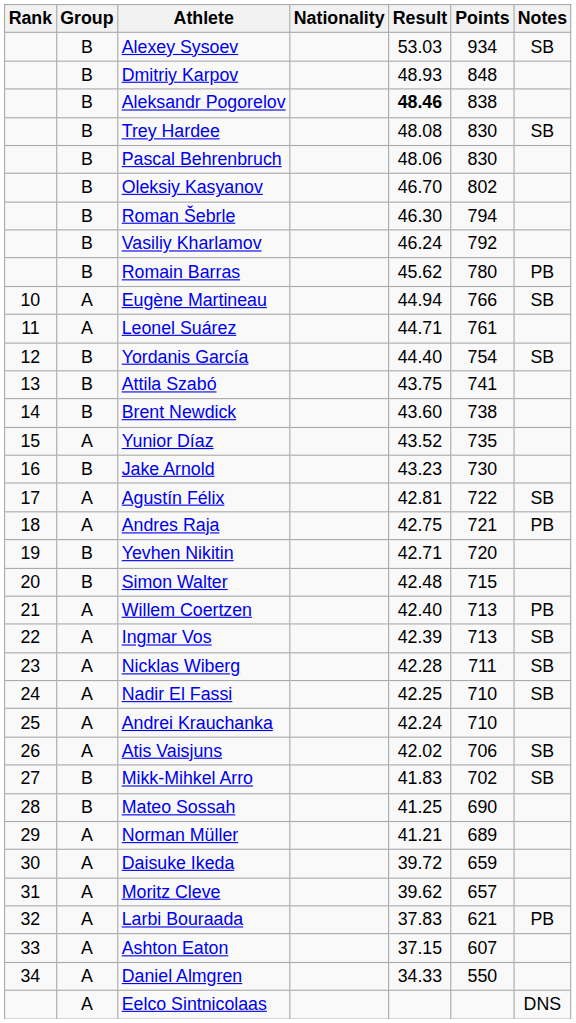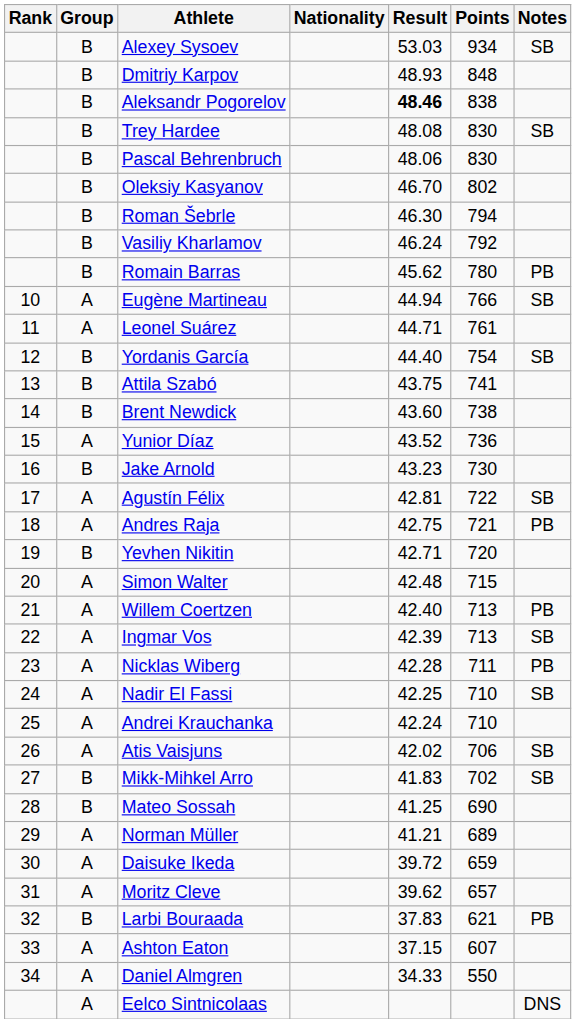(482, 441) 735 -> (482, 441) 736
(87, 581) B -> (87, 581) A
(542, 666) SB -> (542, 666) PB
(87, 919) A -> (87, 919) B
